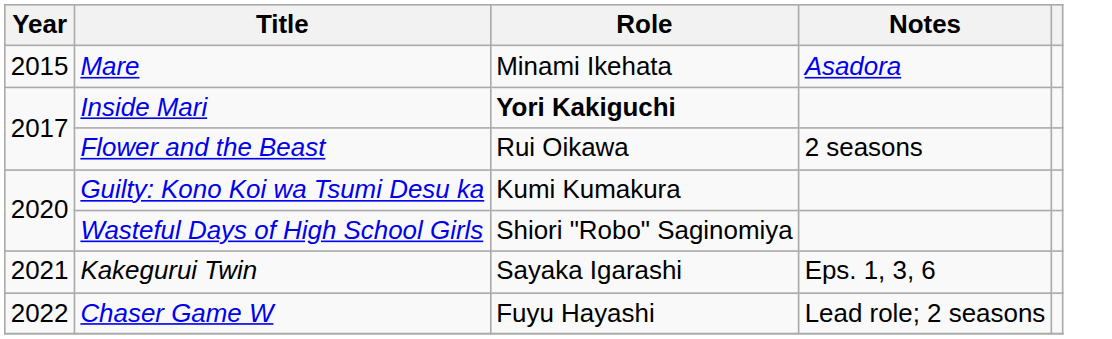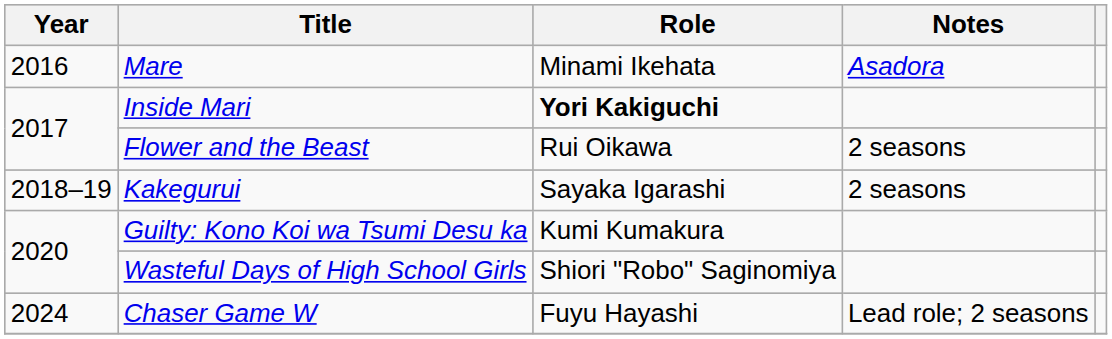(40, 66) 2015 -> (40, 66) 2016
+ row: (182, 189)
- row: (169, 271)
(40, 312) 2022 -> (40, 312) 2024
